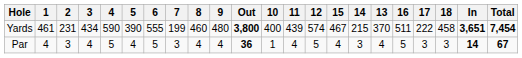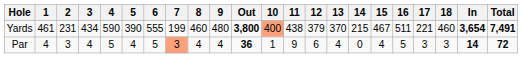columns swapped: (382, 12) <-> (338, 12)
(273, 28) no background -> (273, 28) lightsalmon background
(294, 28) 439 -> (294, 28) 438
(316, 28) 574 -> (316, 28) 379
(424, 28) 222 -> (424, 28) 221
(446, 28) 458 -> (446, 28) 460
(472, 28) 3,651 -> (472, 28) 3,654
(503, 28) 7,454 -> (503, 28) 7,491
(177, 45) no background -> (177, 45) lightsalmon background
(294, 45) 4 -> (294, 45) 9
(316, 45) 5 -> (316, 45) 6
(360, 45) 3 -> (360, 45) 0
(503, 45) 67 -> (503, 45) 72
